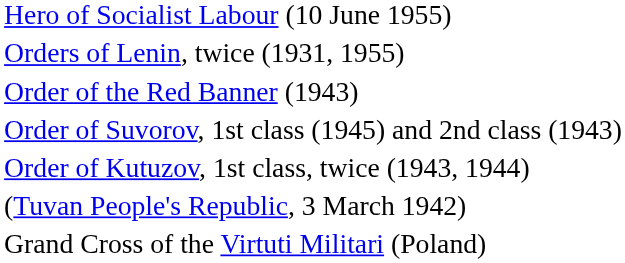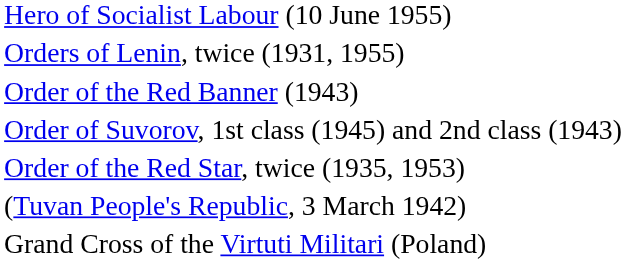- row: (267, 167)
+ row: (235, 167)
